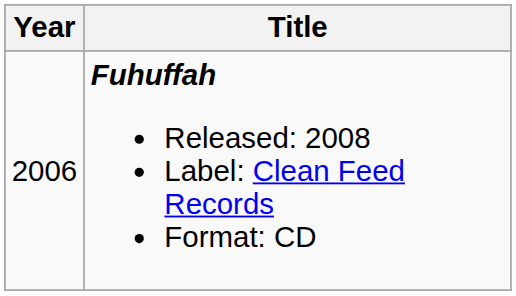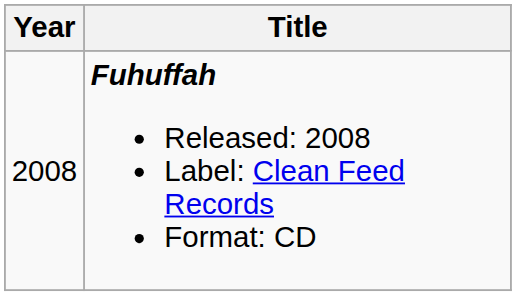(44, 170) 2006 -> (44, 170) 2008
